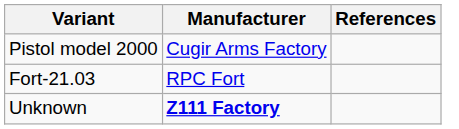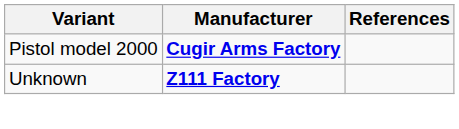(246, 49) normal -> (253, 49) bold
- row: (52, 78)
